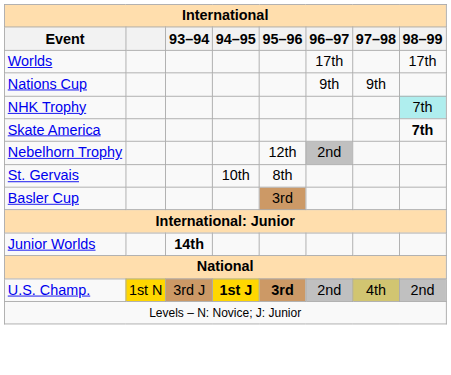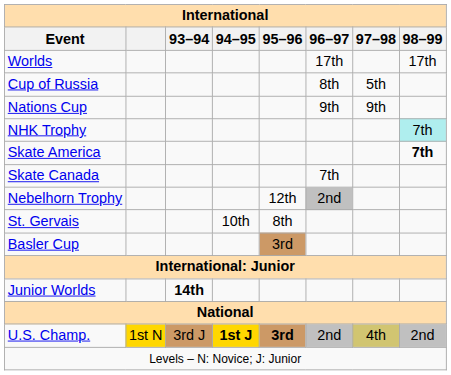+ row: (53, 84)
+ row: (53, 175)
